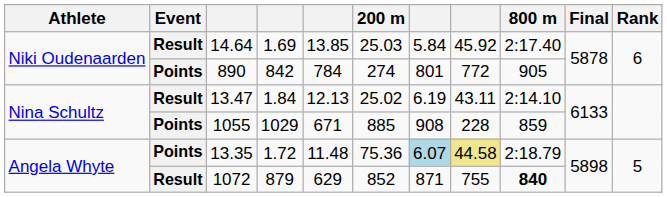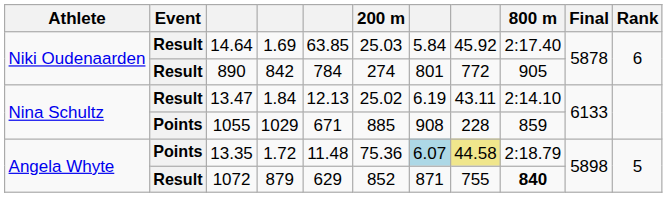(328, 45) 13.85 -> (328, 45) 63.85
(178, 72) Points -> (178, 72) Result
